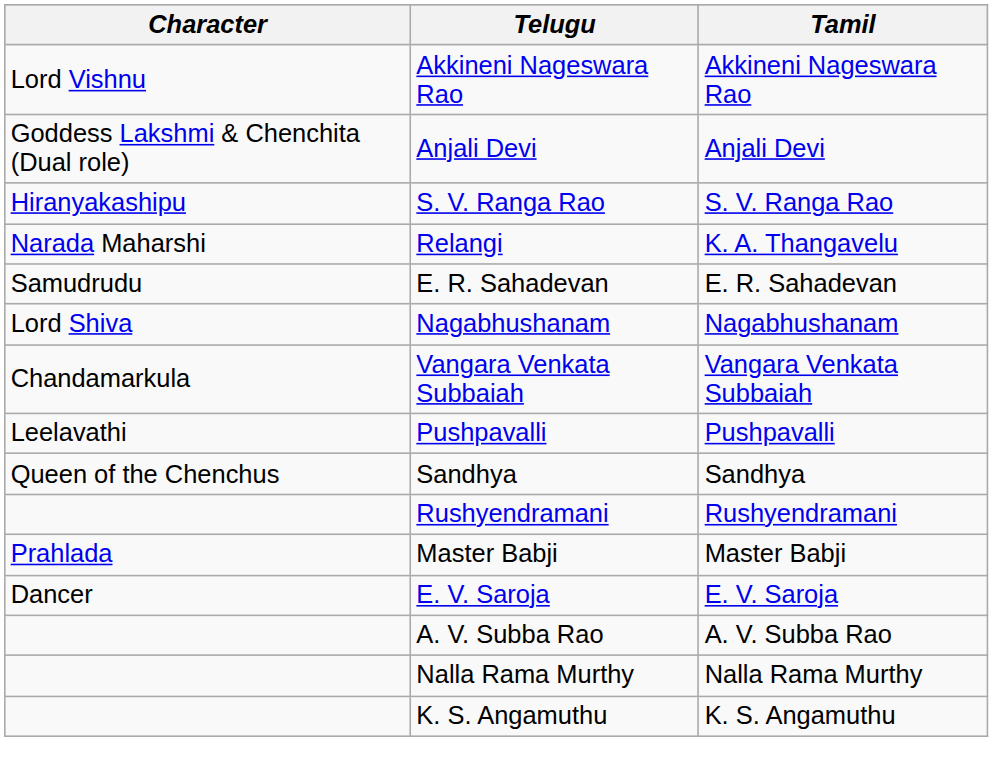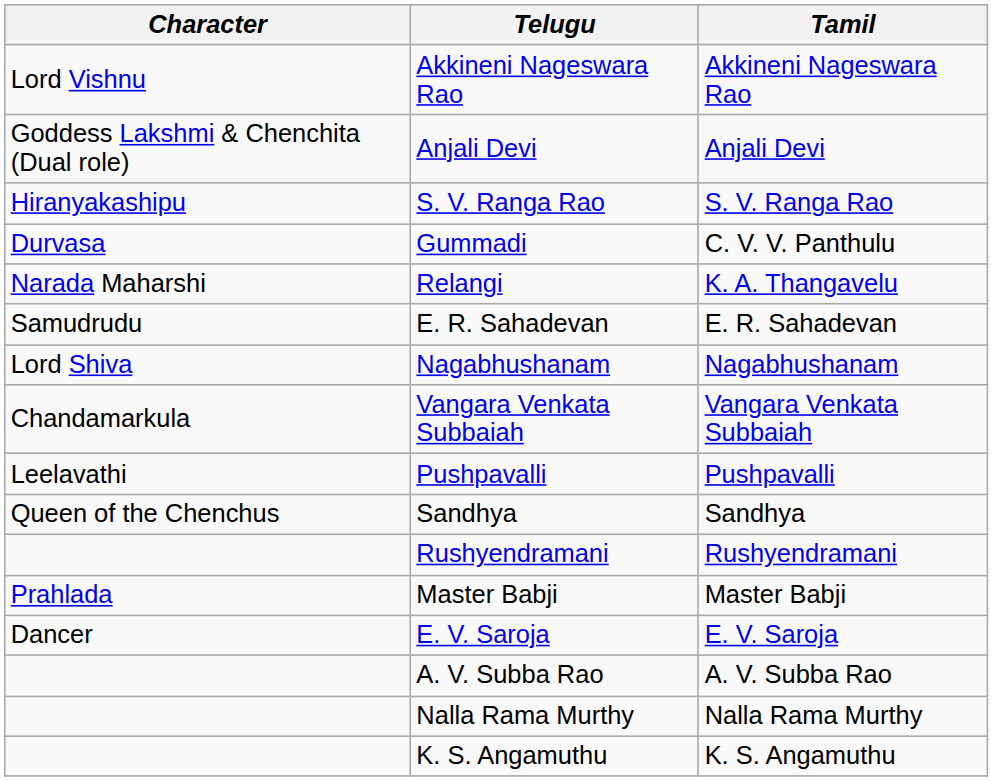+ row: (471, 243)
